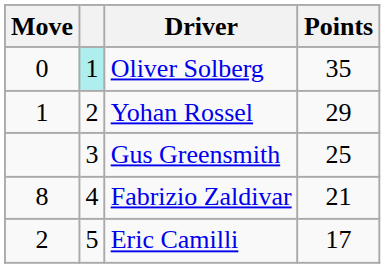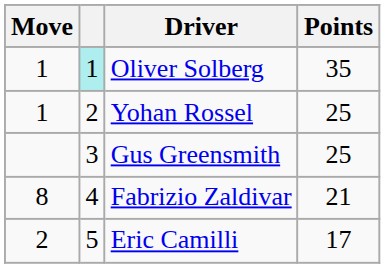(42, 68) 0 -> (42, 68) 1
(339, 111) 29 -> (339, 111) 25
